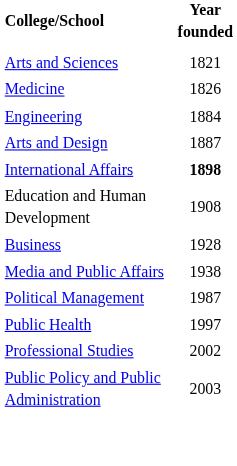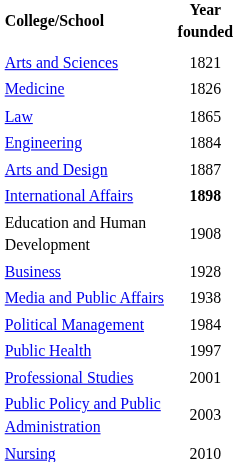+ row: (19, 116)
(205, 298) 1987 -> (205, 324) 1984
(205, 351) 2002 -> (205, 377) 2001
+ row: (30, 453)
